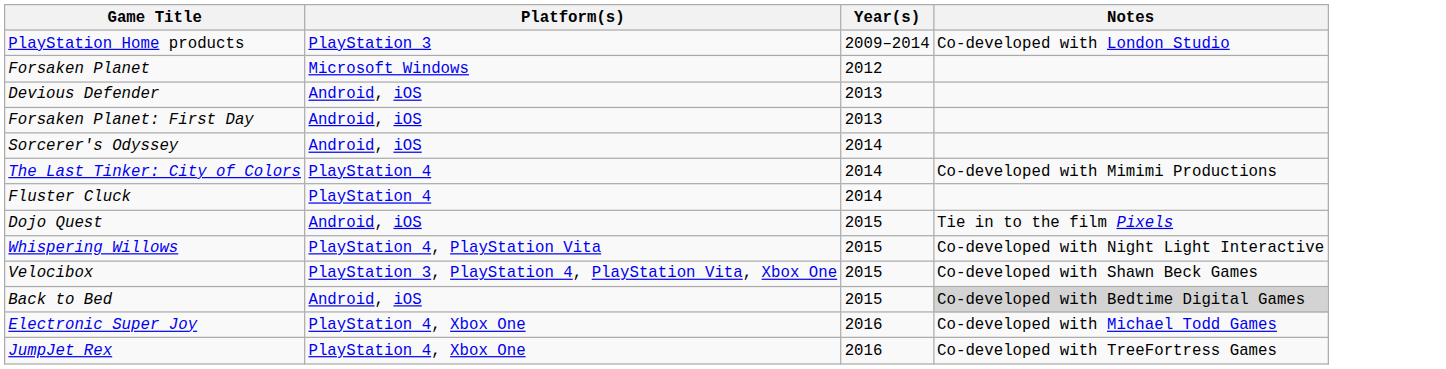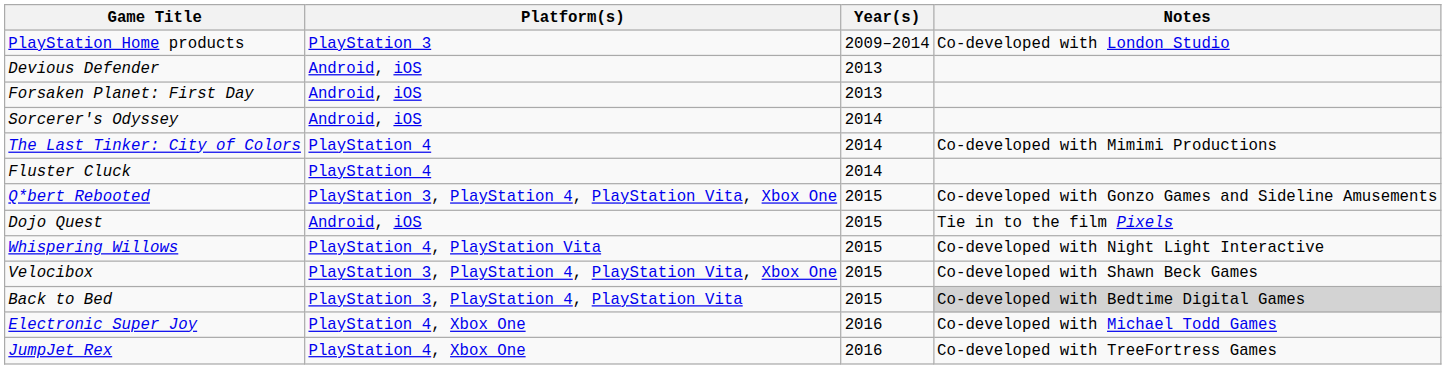- row: (79, 69)
+ row: (79, 197)
(365, 299) Android, iOS -> (526, 299) PlayStation 3, PlayStation 4, PlayStation Vita
